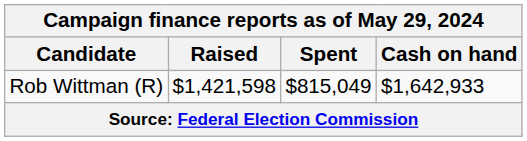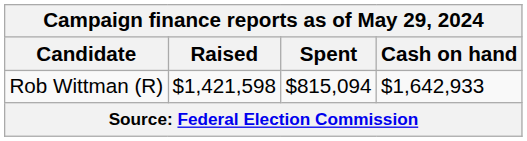(328, 86) $815,049 -> (328, 86) $815,094
